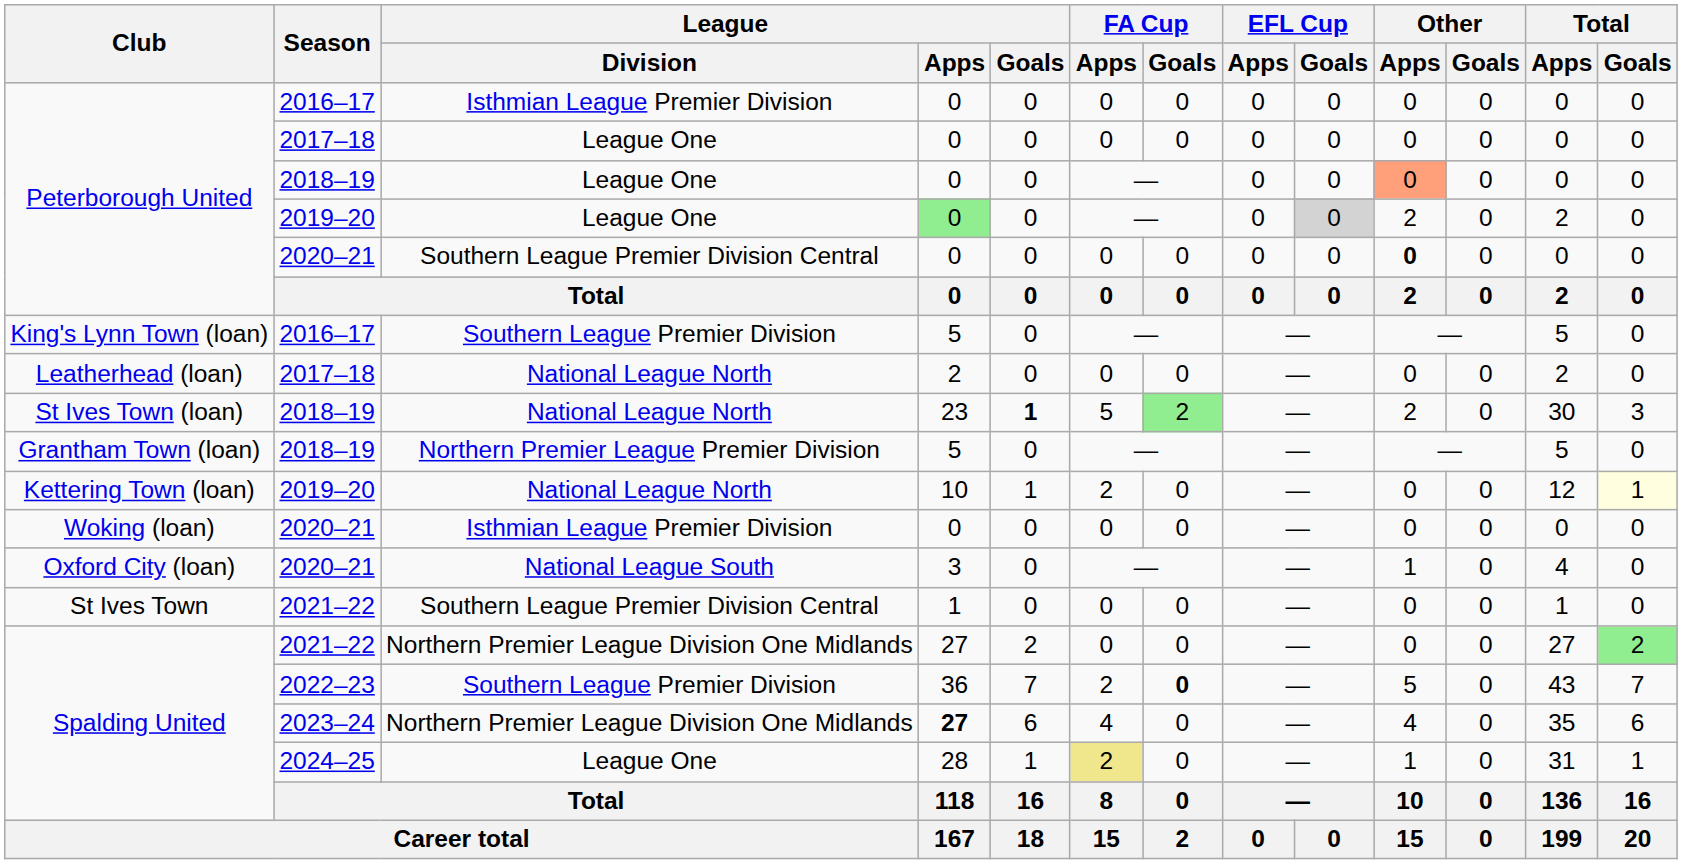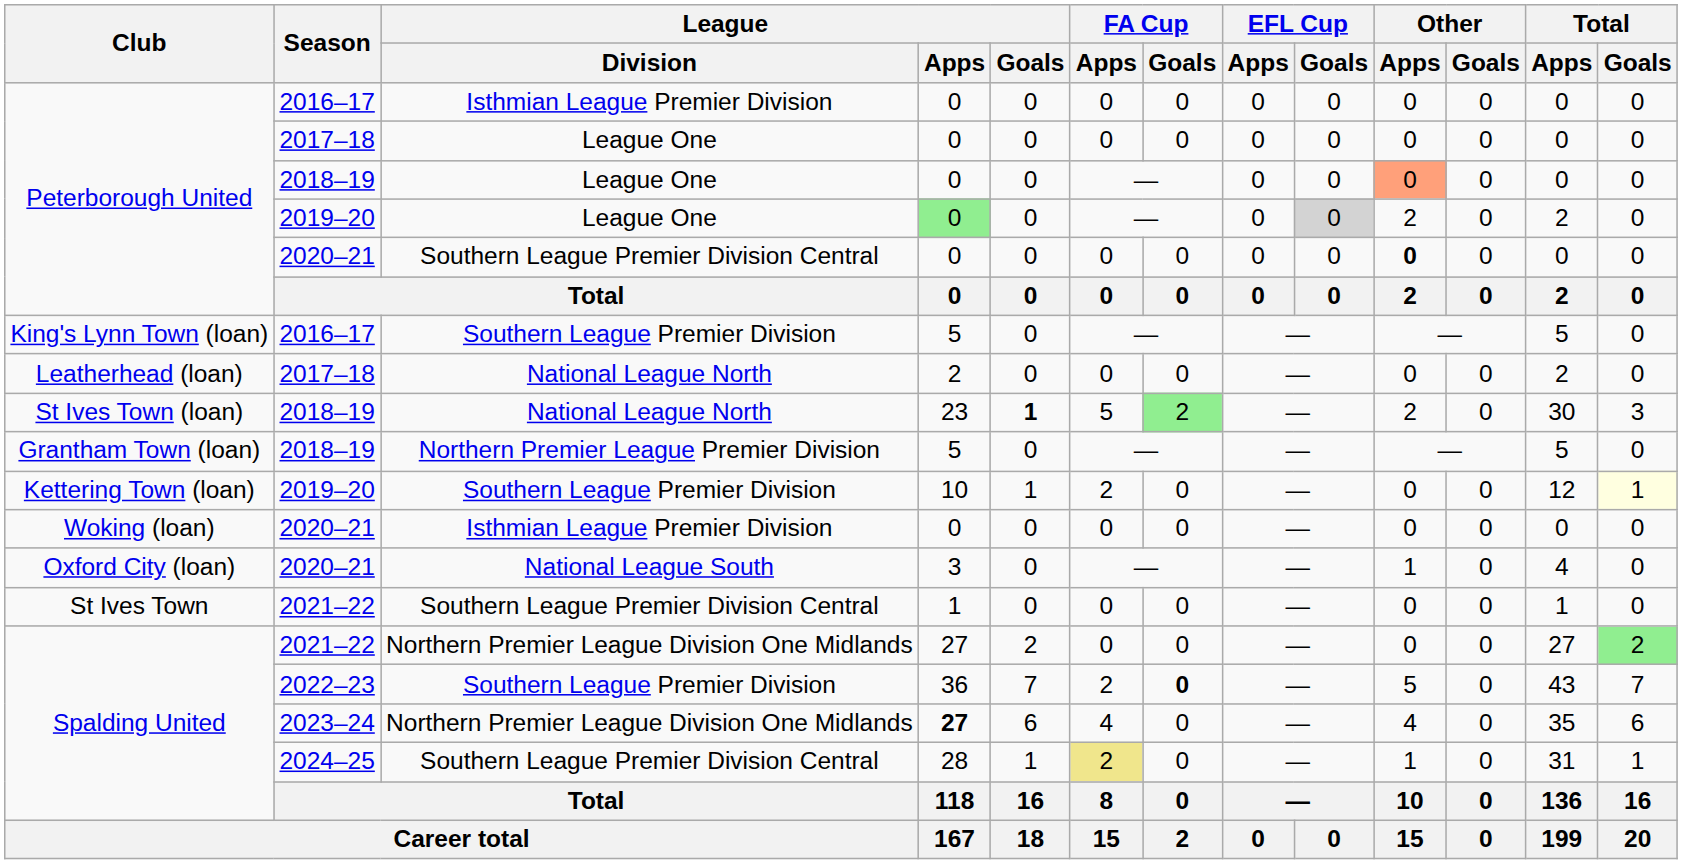(649, 489) National League North -> (649, 489) Southern League Premier Division
(649, 761) League One -> (649, 761) Southern League Premier Division Central
